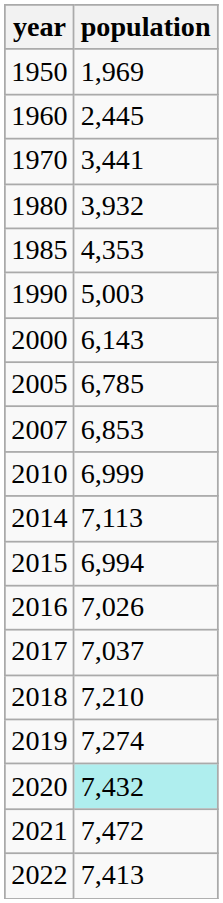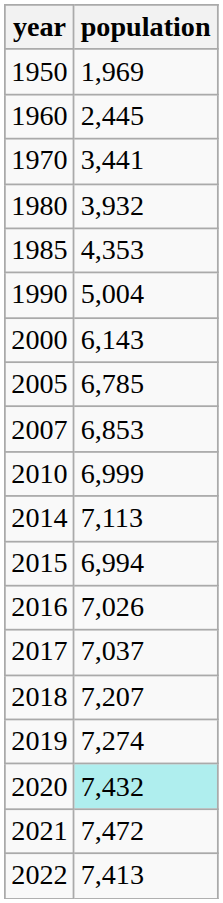(112, 294) 5,003 -> (112, 294) 5,004
(112, 696) 7,210 -> (112, 696) 7,207
